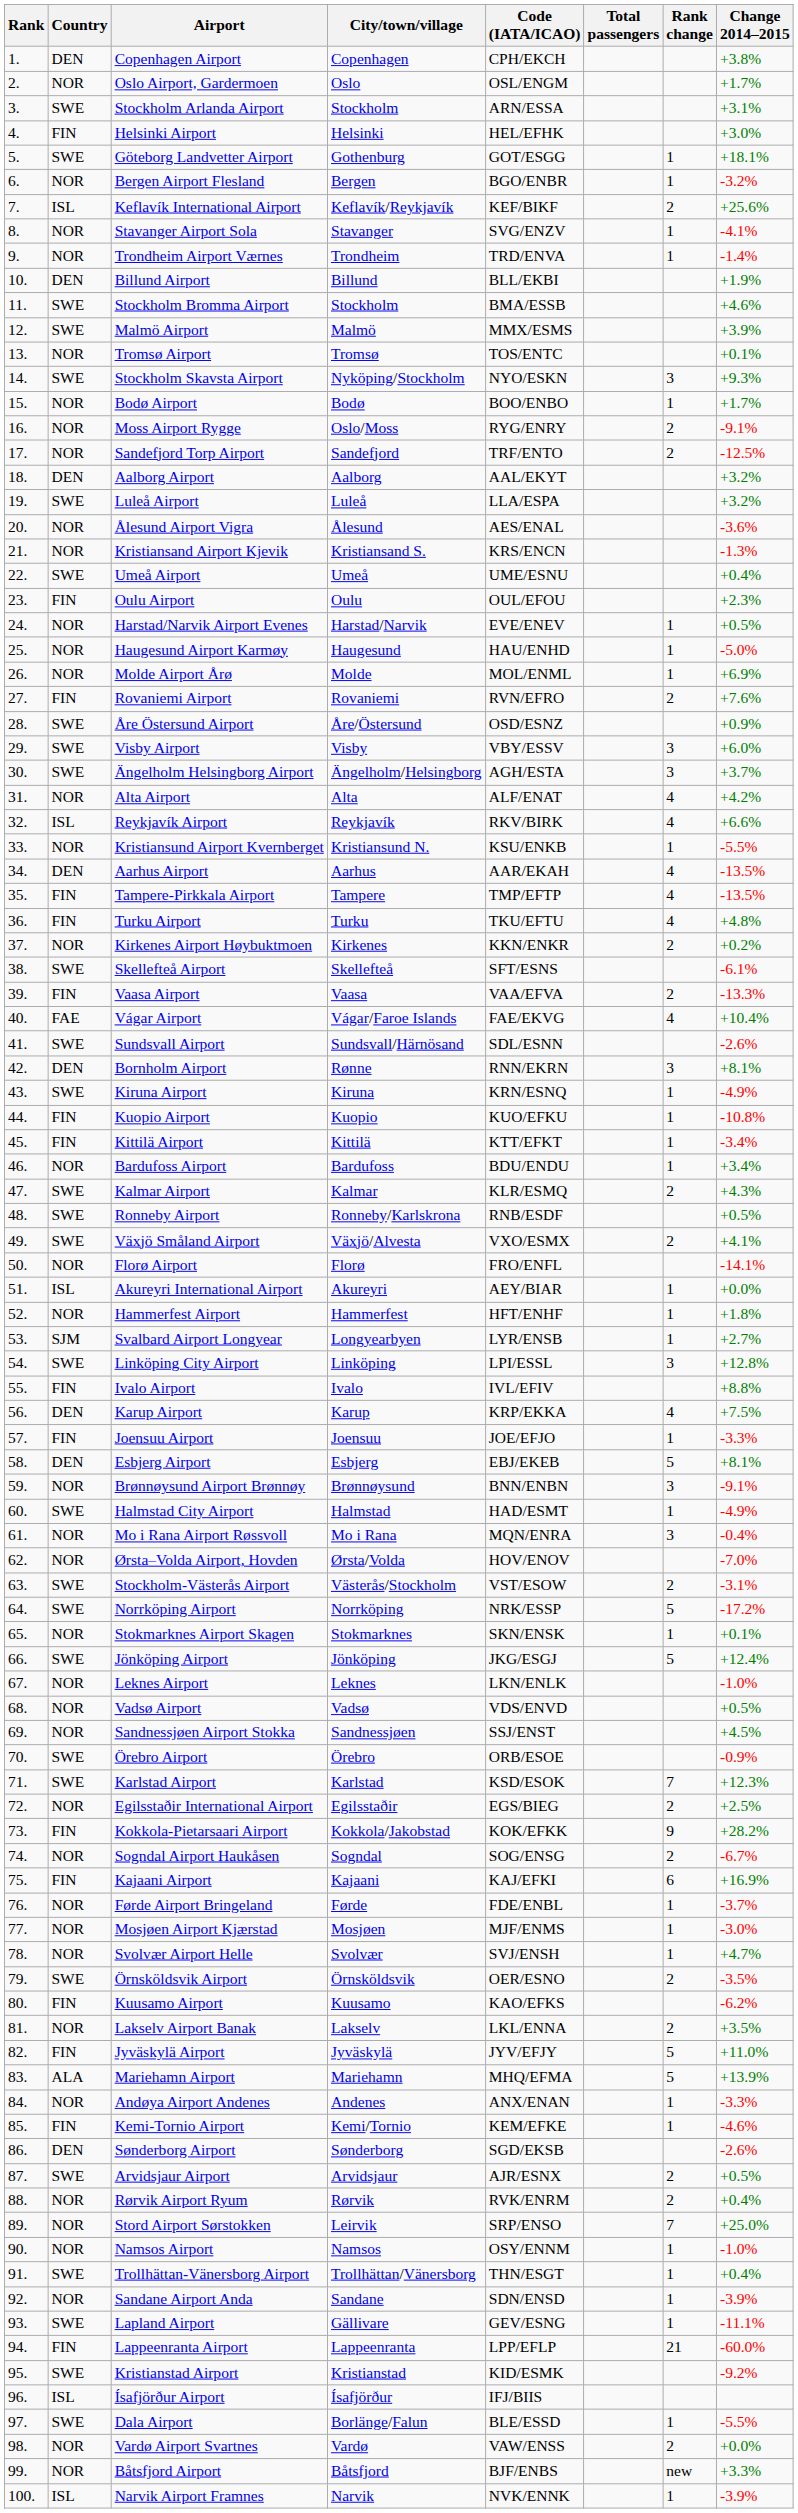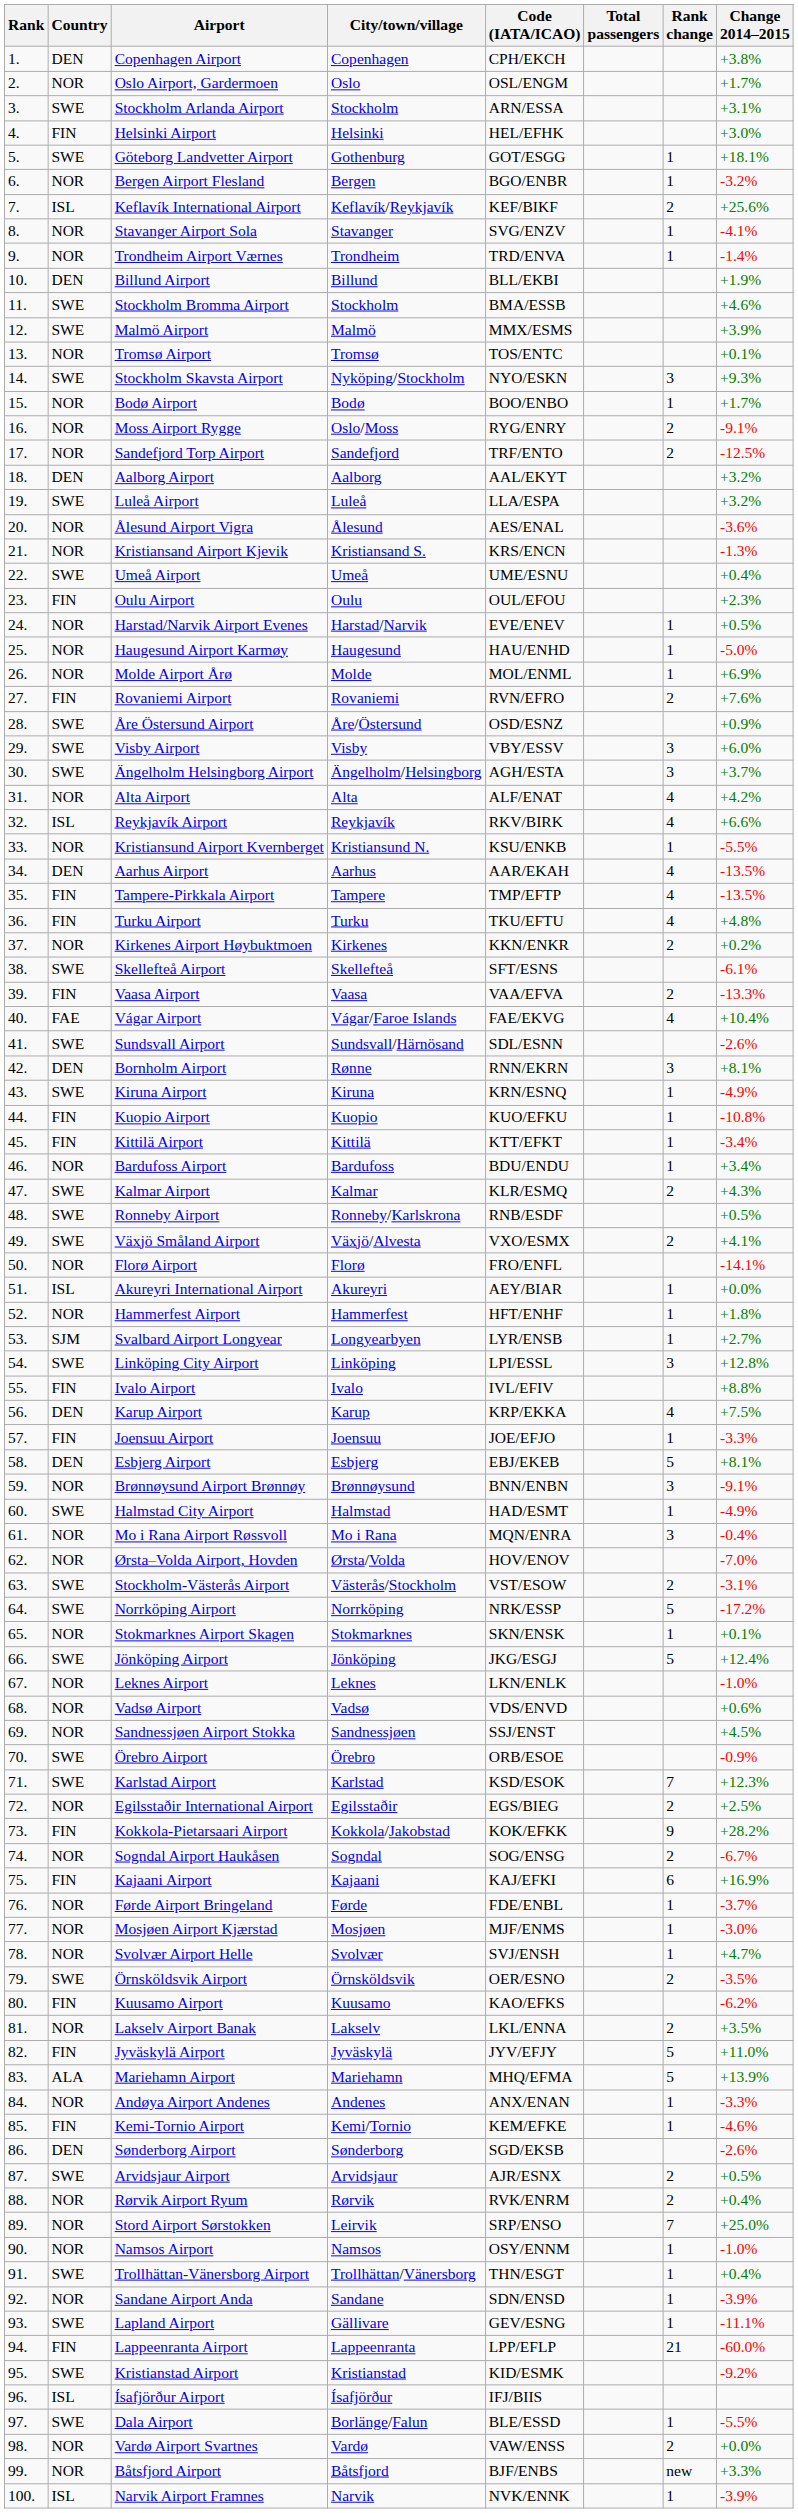(741, 1708) +0.5% -> (741, 1708) +0.6%
